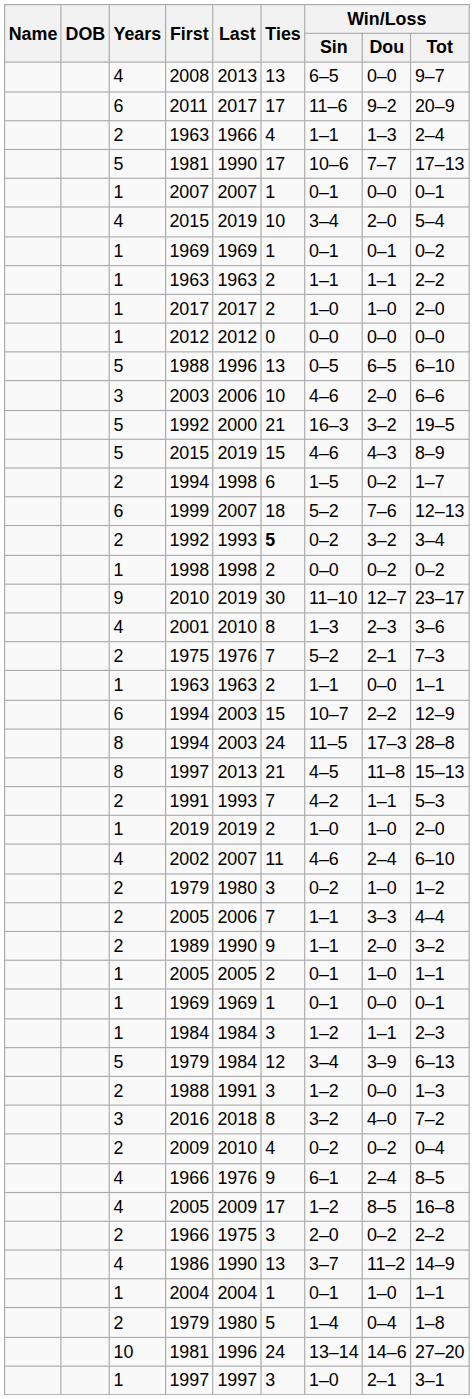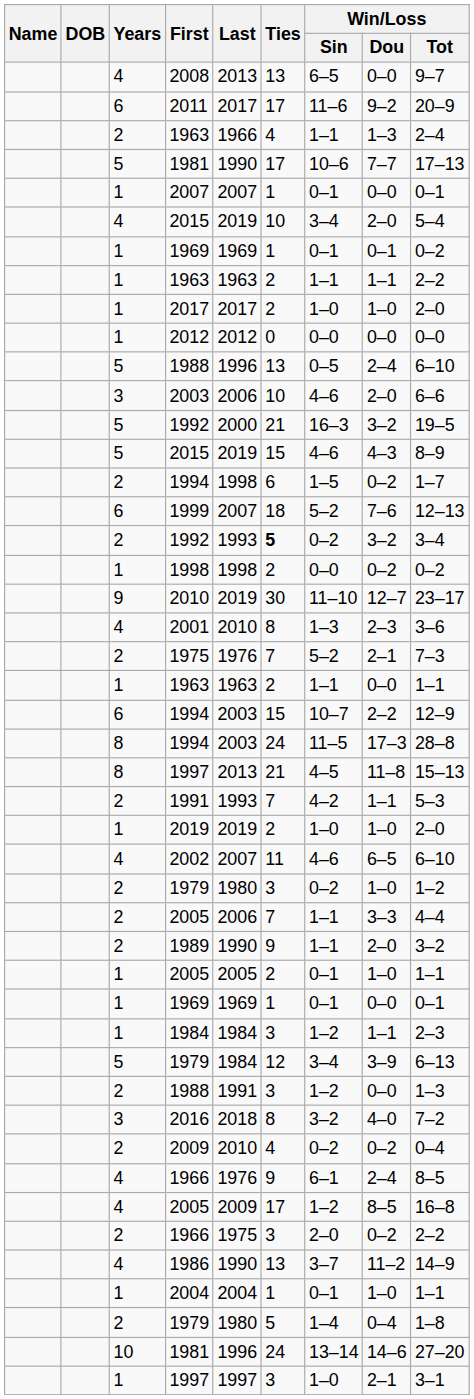(382, 366) 6–5 -> (382, 366) 2–4
(382, 858) 2–4 -> (382, 858) 6–5
